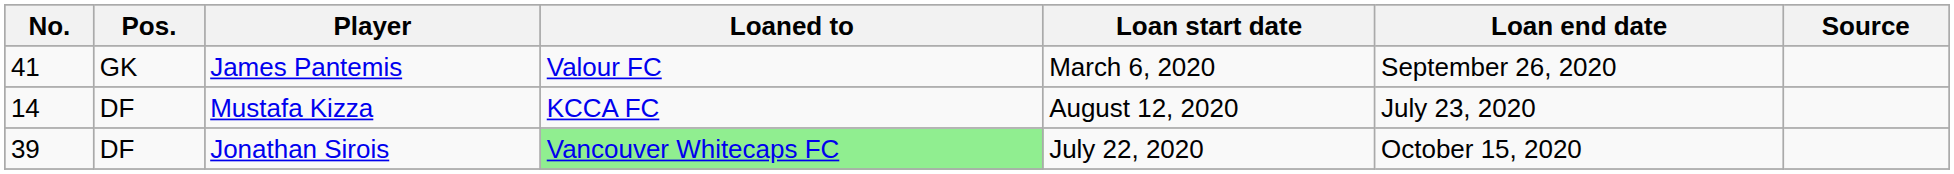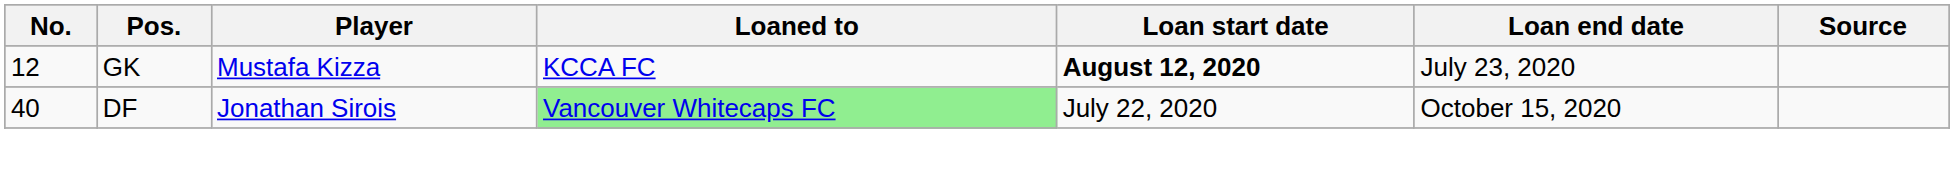- row: (306, 67)
(25, 108) 14 -> (25, 67) 12
(117, 108) DF -> (122, 67) GK
(1144, 108) normal -> (1162, 67) bold
(25, 149) 39 -> (25, 108) 40
